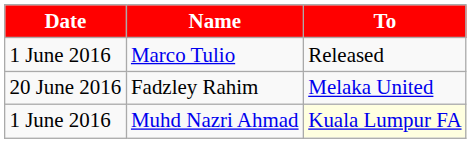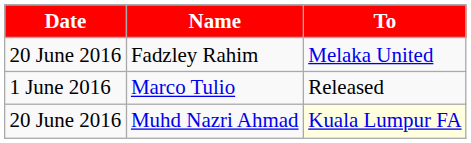rows swapped: (183, 54) <-> (195, 87)
(60, 120) 1 June 2016 -> (65, 120) 20 June 2016
